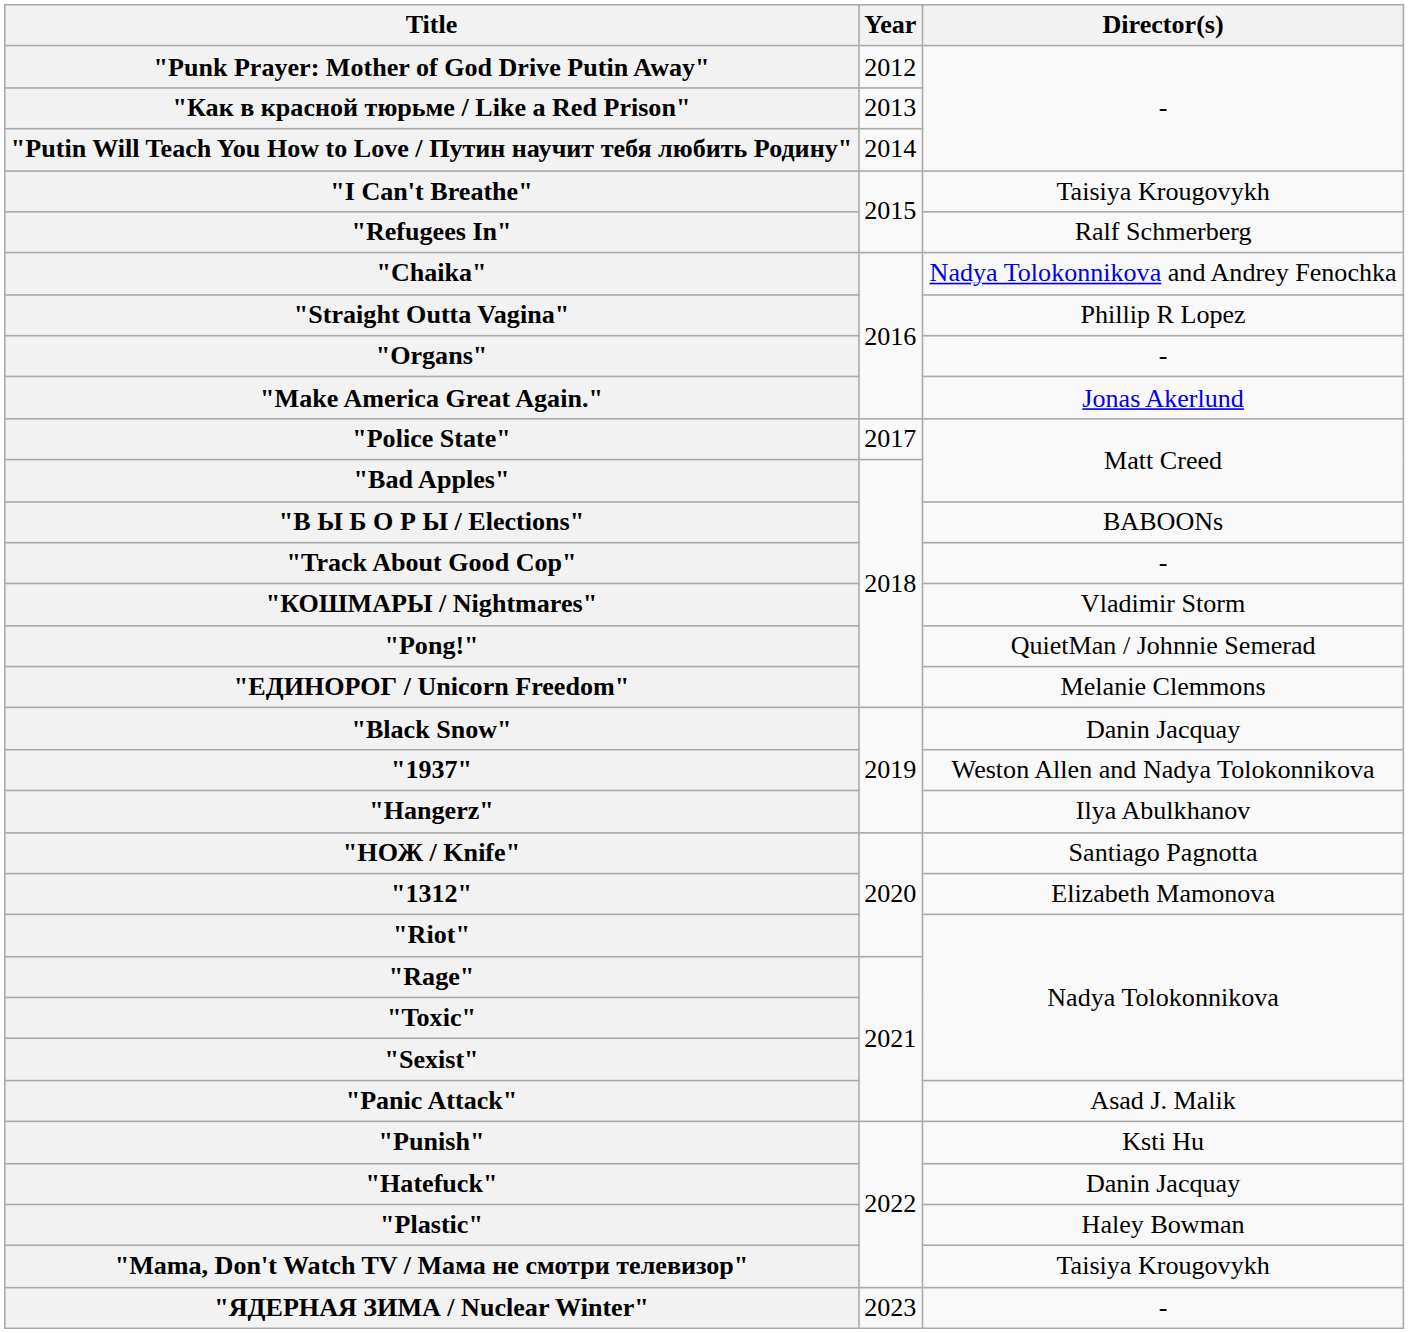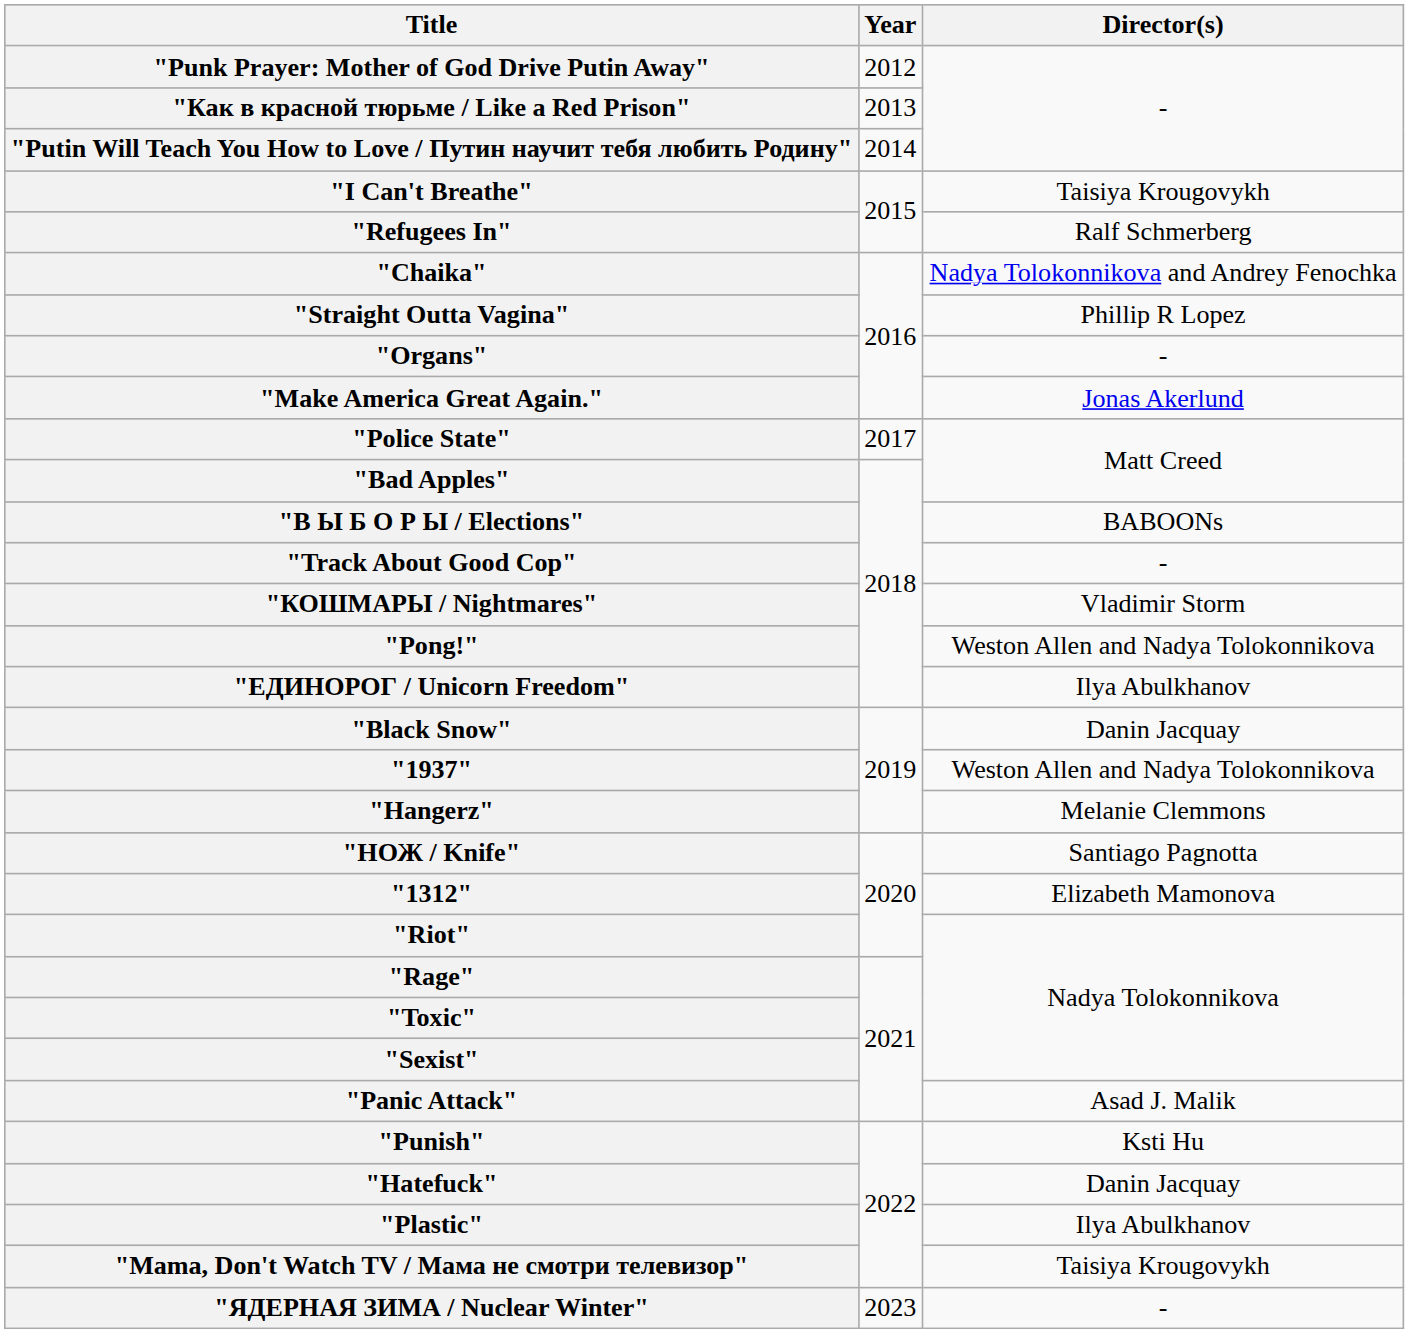(1163, 645) QuietMan / Johnnie Semerad -> (1163, 645) Weston Allen and Nadya Tolokonnikova
(1163, 686) Melanie Clemmons -> (1163, 686) Ilya Abulkhanov
(1163, 811) Ilya Abulkhanov -> (1163, 811) Melanie Clemmons
(1163, 1224) Haley Bowman -> (1163, 1224) Ilya Abulkhanov
